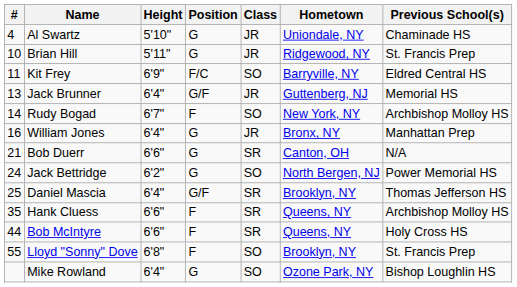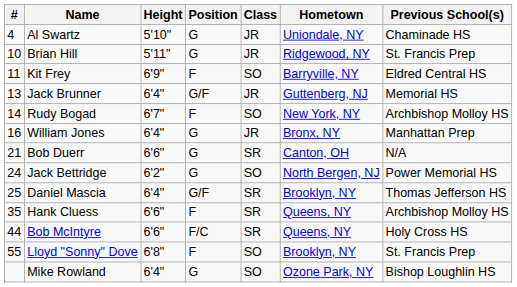(198, 74) F/C -> (192, 74) F
(192, 232) F -> (198, 232) F/C
